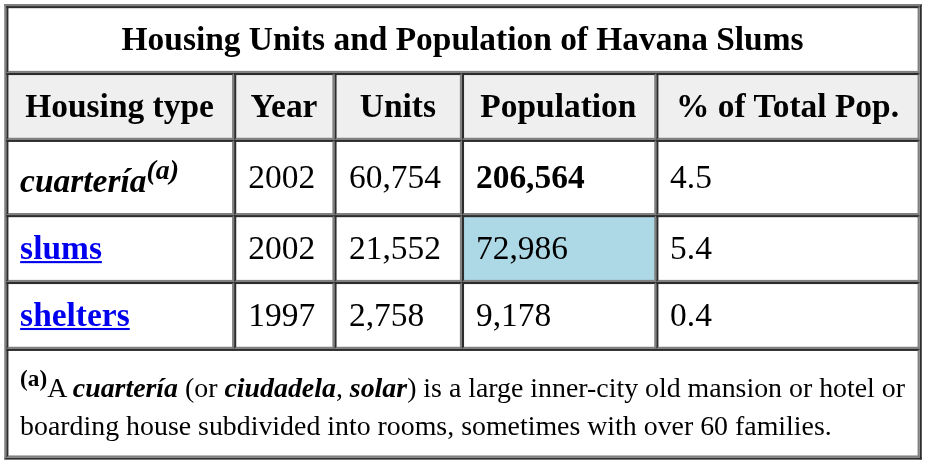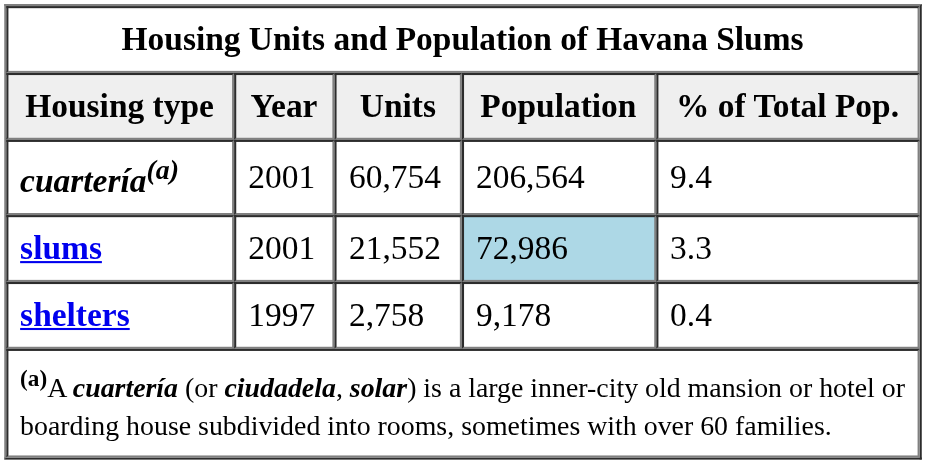(282, 177) 2002 -> (282, 177) 2001
(530, 177) bold -> (530, 177) normal
(691, 177) 4.5 -> (691, 177) 9.4
(282, 248) 2002 -> (282, 248) 2001
(691, 248) 5.4 -> (691, 248) 3.3
